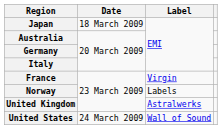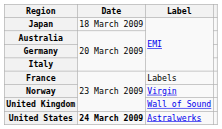(162, 78) Virgin -> (162, 78) Labels
(162, 91) Labels -> (162, 91) Virgin
(174, 104) Astralwerks -> (179, 104) Wall of Sound
(111, 118) normal -> (111, 118) bold
(179, 118) Wall of Sound -> (174, 118) Astralwerks
